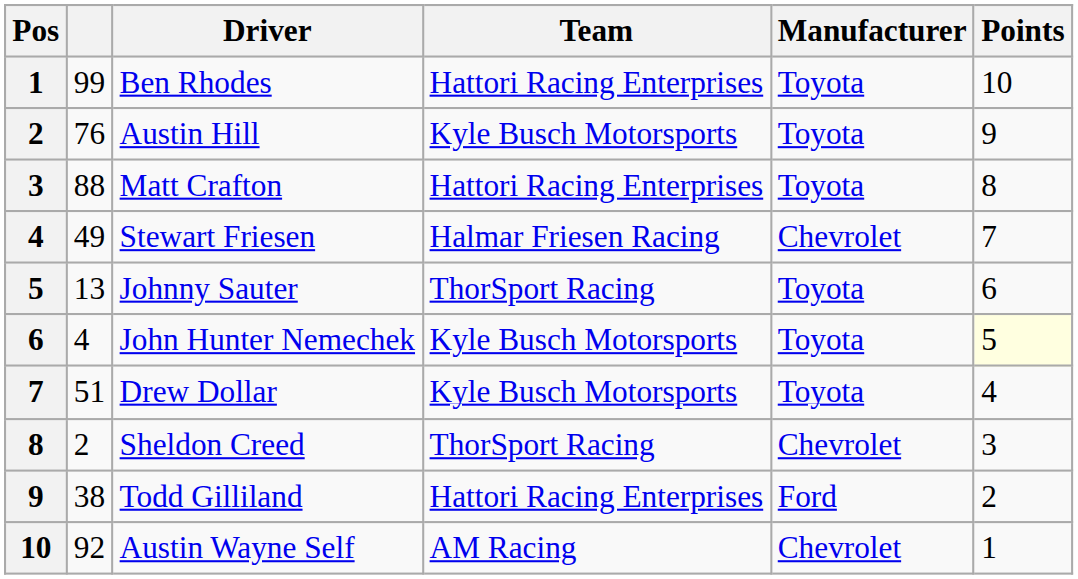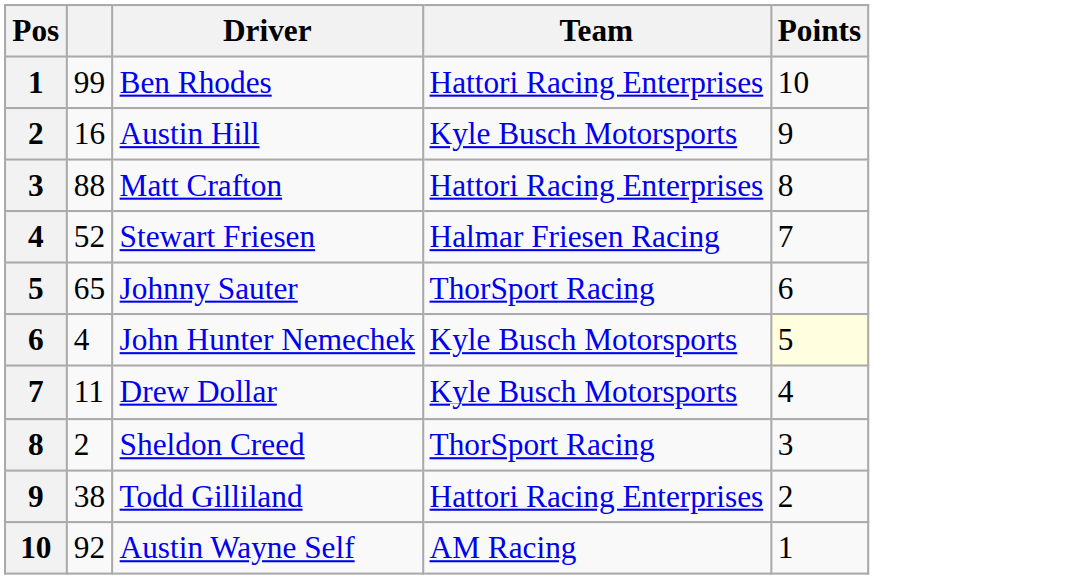- column: (872, 30)
(89, 133) 76 -> (89, 133) 16
(89, 237) 49 -> (89, 237) 52
(89, 288) 13 -> (89, 288) 65
(89, 391) 51 -> (89, 391) 11
